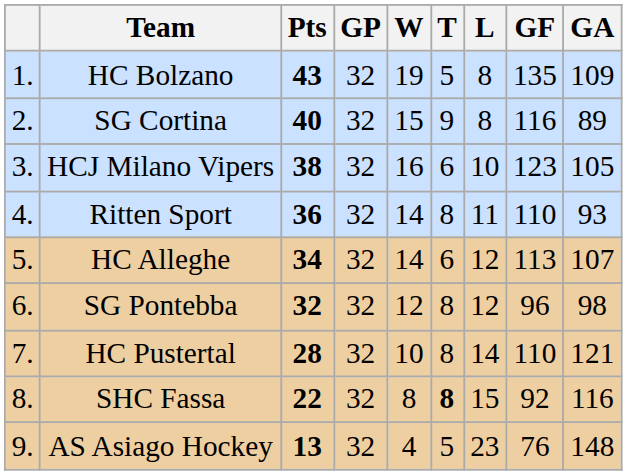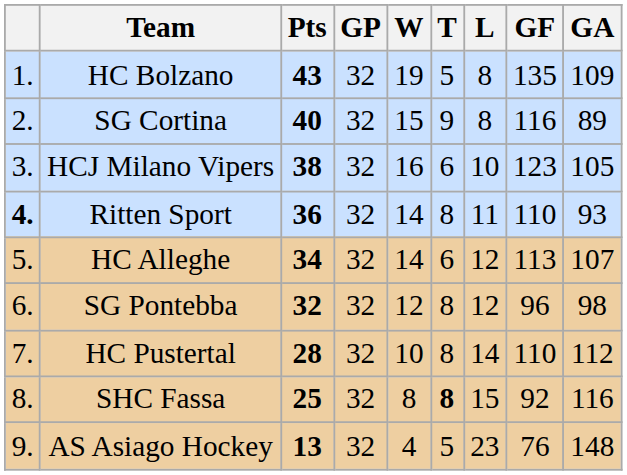(23, 213) normal -> (23, 213) bold
(592, 352) 121 -> (592, 352) 112
(307, 399) 22 -> (307, 399) 25
